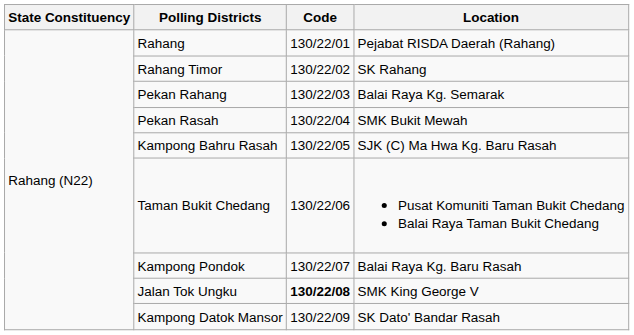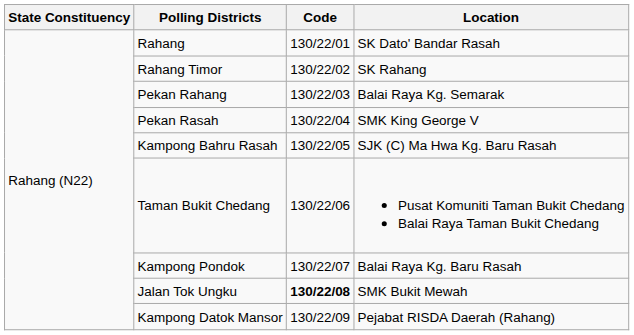(456, 43) Pejabat RISDA Daerah (Rahang) -> (429, 43) SK Dato' Bandar Rasah
(413, 120) SMK Bukit Mewah -> (418, 120) SMK King George V
(418, 292) SMK King George V -> (413, 292) SMK Bukit Mewah
(429, 317) SK Dato' Bandar Rasah -> (456, 317) Pejabat RISDA Daerah (Rahang)
